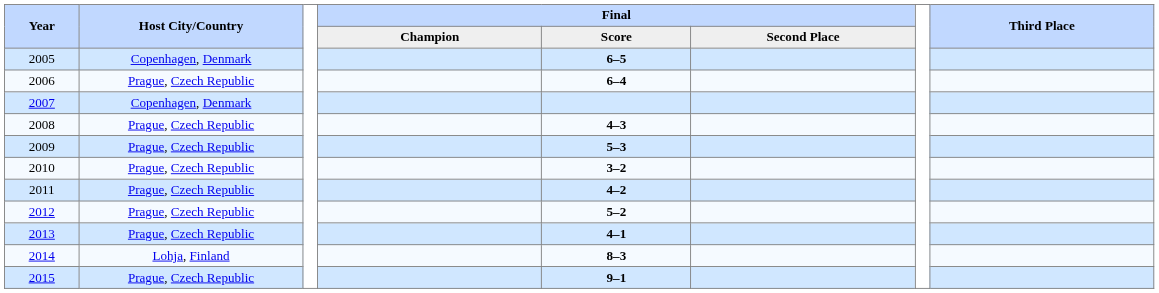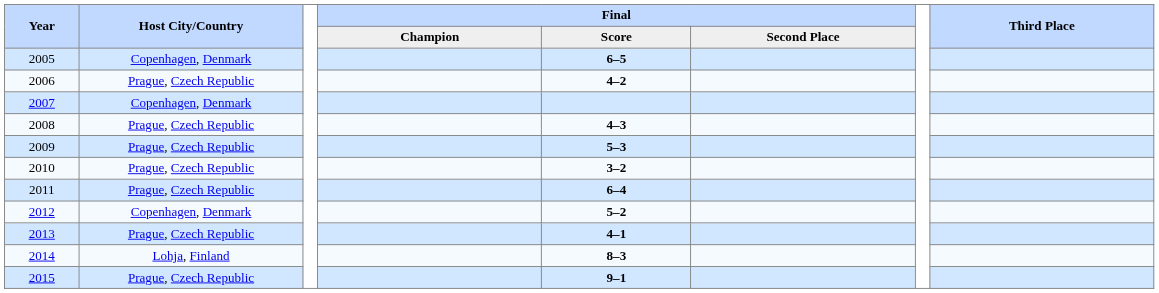(616, 80) 6–4 -> (616, 80) 4–2
(616, 190) 4–2 -> (616, 190) 6–4
(191, 211) Prague, Czech Republic -> (191, 211) Copenhagen, Denmark
